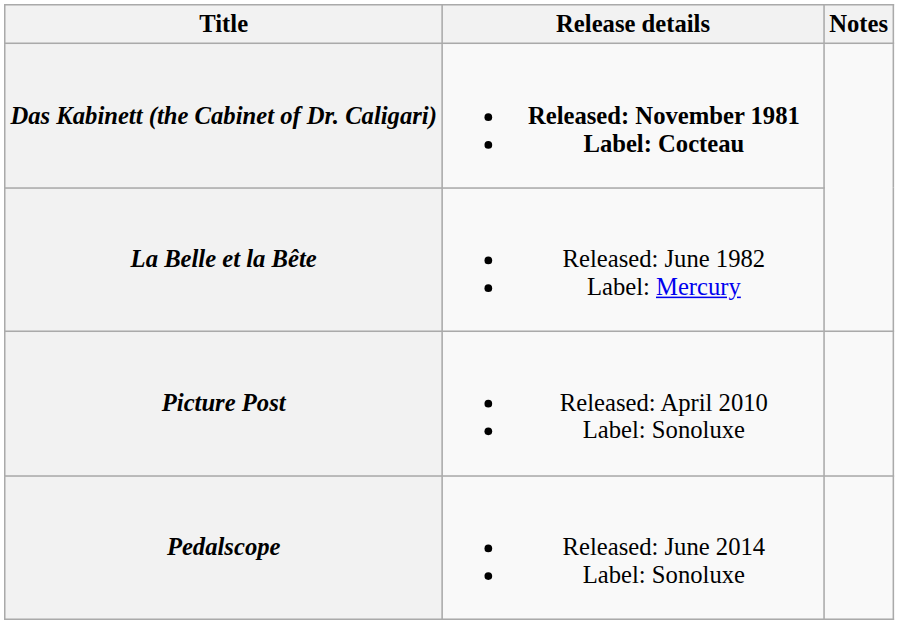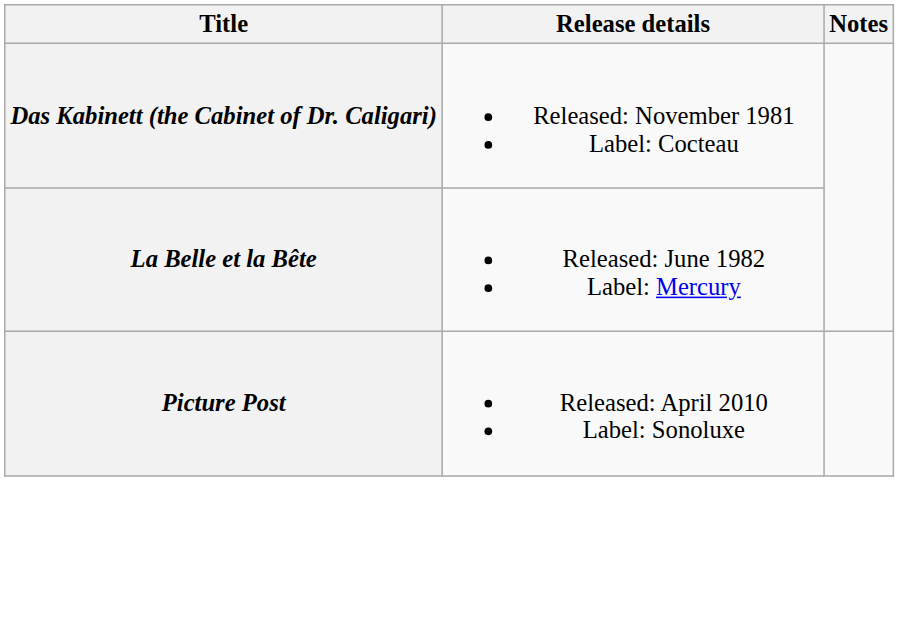(633, 130) bold -> (633, 130) normal
- row: (224, 546)
